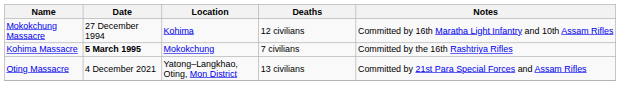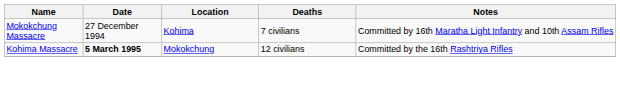(283, 31) 12 civilians -> (280, 31) 7 civilians
(280, 50) 7 civilians -> (283, 50) 12 civilians
- row: (38, 69)
